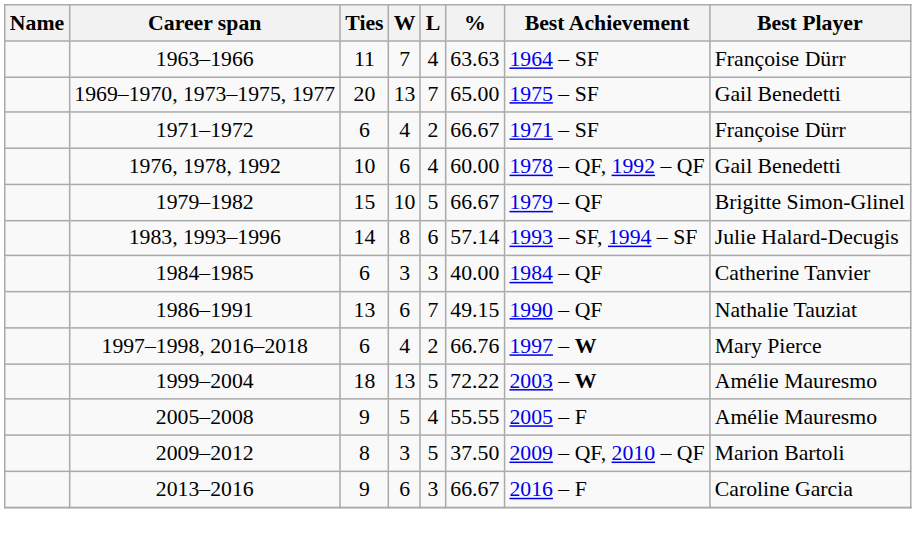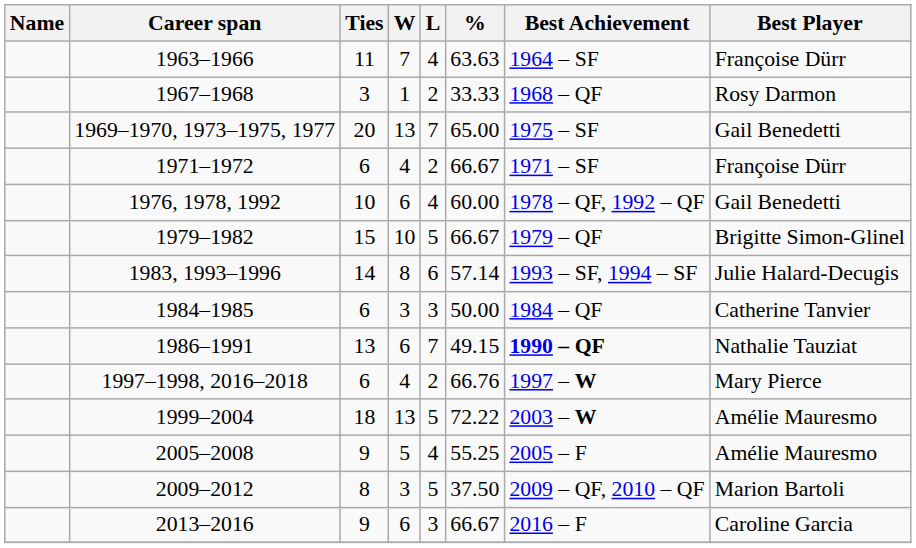+ row: (205, 94)
(475, 273) 40.00 -> (475, 309) 50.00
(556, 309) normal -> (557, 345) bold
(475, 417) 55.55 -> (475, 453) 55.25
